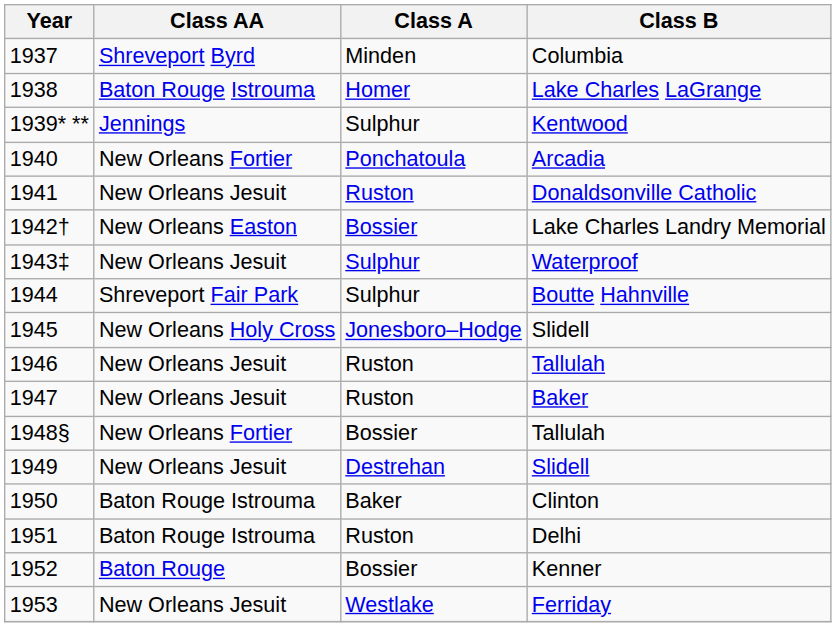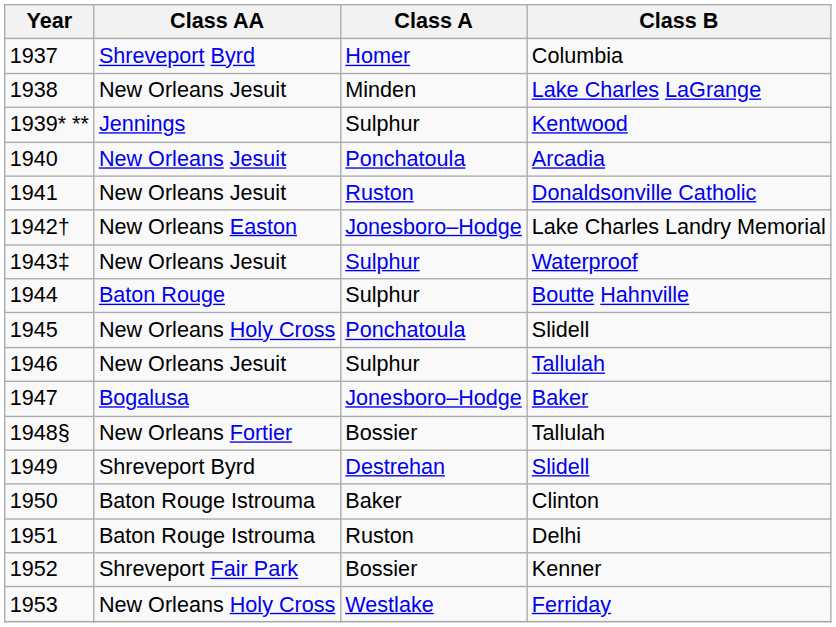(381, 55) Minden -> (378, 55) Homer
(207, 90) Baton Rouge Istrouma -> (193, 90) New Orleans Jesuit
(378, 90) Homer -> (381, 90) Minden
(196, 158) New Orleans Fortier -> (193, 158) New Orleans Jesuit
(381, 227) Bossier -> (434, 227) Jonesboro–Hodge
(199, 295) Shreveport Fair Park -> (162, 295) Baton Rouge
(434, 329) Jonesboro–Hodge -> (405, 329) Ponchatoula
(380, 364) Ruston -> (383, 364) Sulphur
(193, 398) New Orleans Jesuit -> (144, 398) Bogalusa
(380, 398) Ruston -> (434, 398) Jonesboro–Hodge
(193, 466) New Orleans Jesuit -> (177, 466) Shreveport Byrd
(162, 569) Baton Rouge -> (199, 569) Shreveport Fair Park
(193, 603) New Orleans Jesuit -> (217, 603) New Orleans Holy Cross
